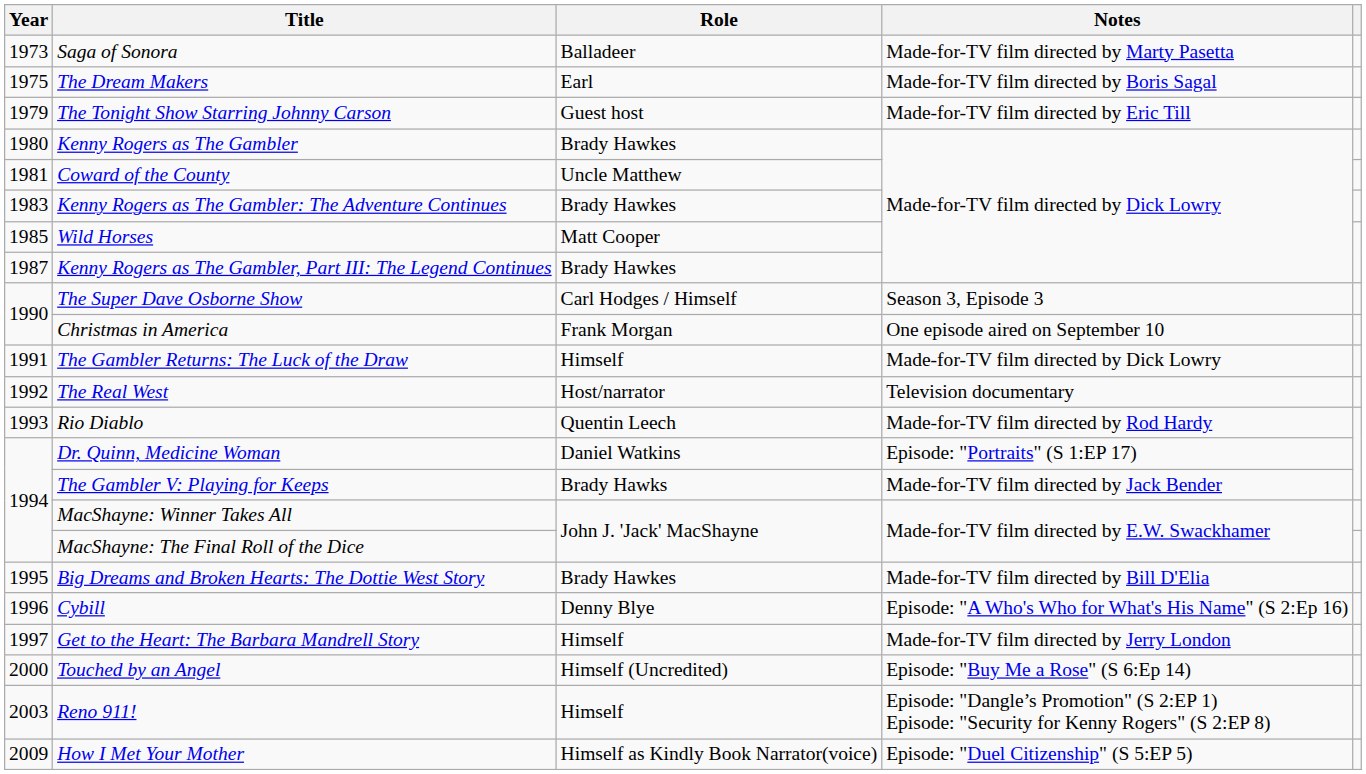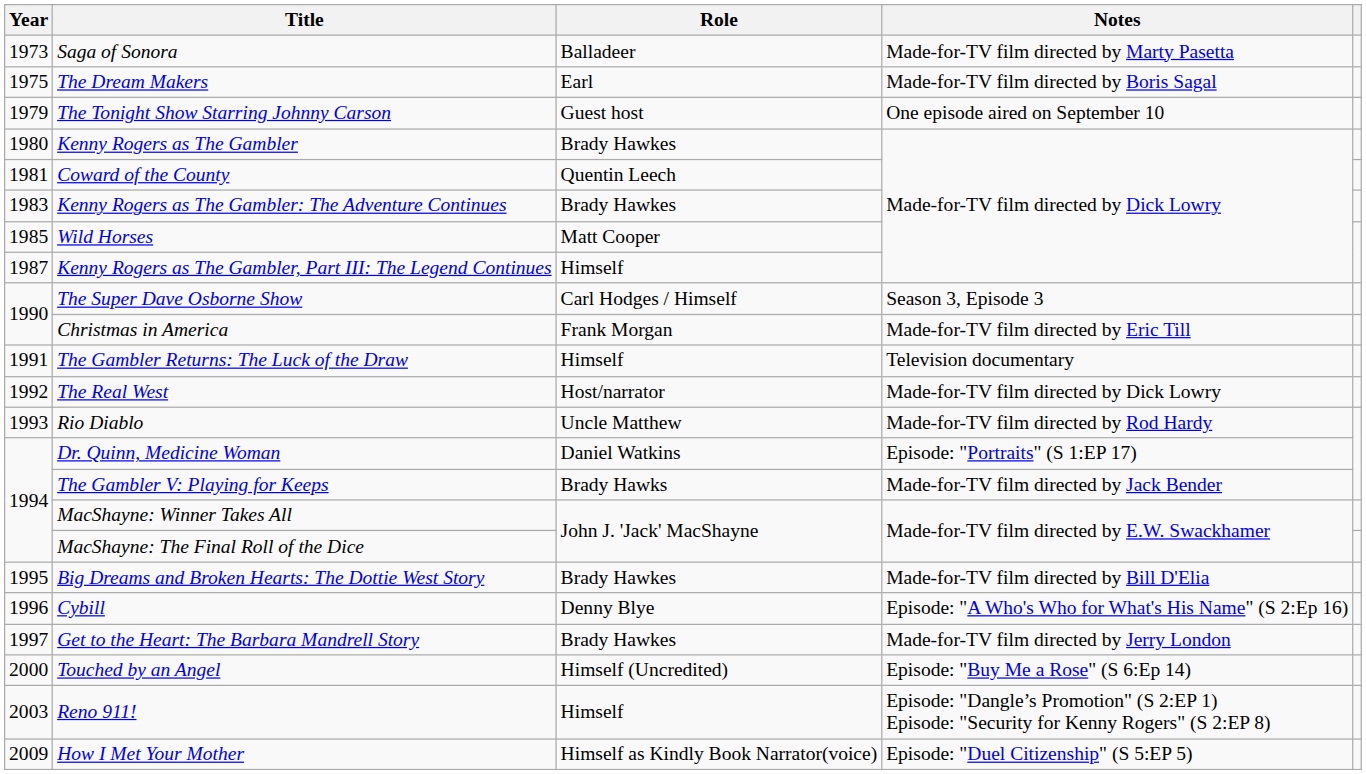(1038, 112) Made-for-TV film directed by Eric Till -> (1025, 112) One episode aired on September 10
(621, 174) Uncle Matthew -> (618, 174) Quentin Leech
(618, 267) Brady Hawkes -> (592, 267) Himself
(1025, 329) One episode aired on September 10 -> (1038, 329) Made-for-TV film directed by Eric Till
(1054, 360) Made-for-TV film directed by Dick Lowry -> (980, 360) Television documentary
(980, 391) Television documentary -> (1054, 391) Made-for-TV film directed by Dick Lowry
(618, 422) Quentin Leech -> (621, 422) Uncle Matthew
(592, 639) Himself -> (618, 639) Brady Hawkes
